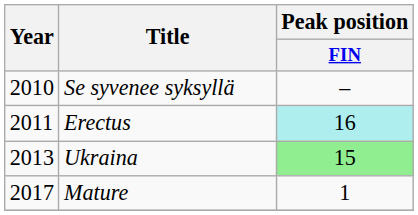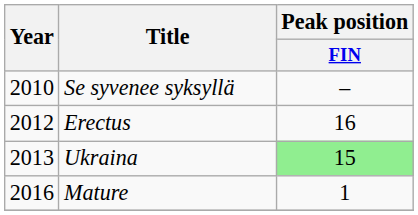(31, 123) 2011 -> (32, 123) 2012
(345, 123) paleturquoise background -> (345, 123) no background
(32, 193) 2017 -> (32, 193) 2016
